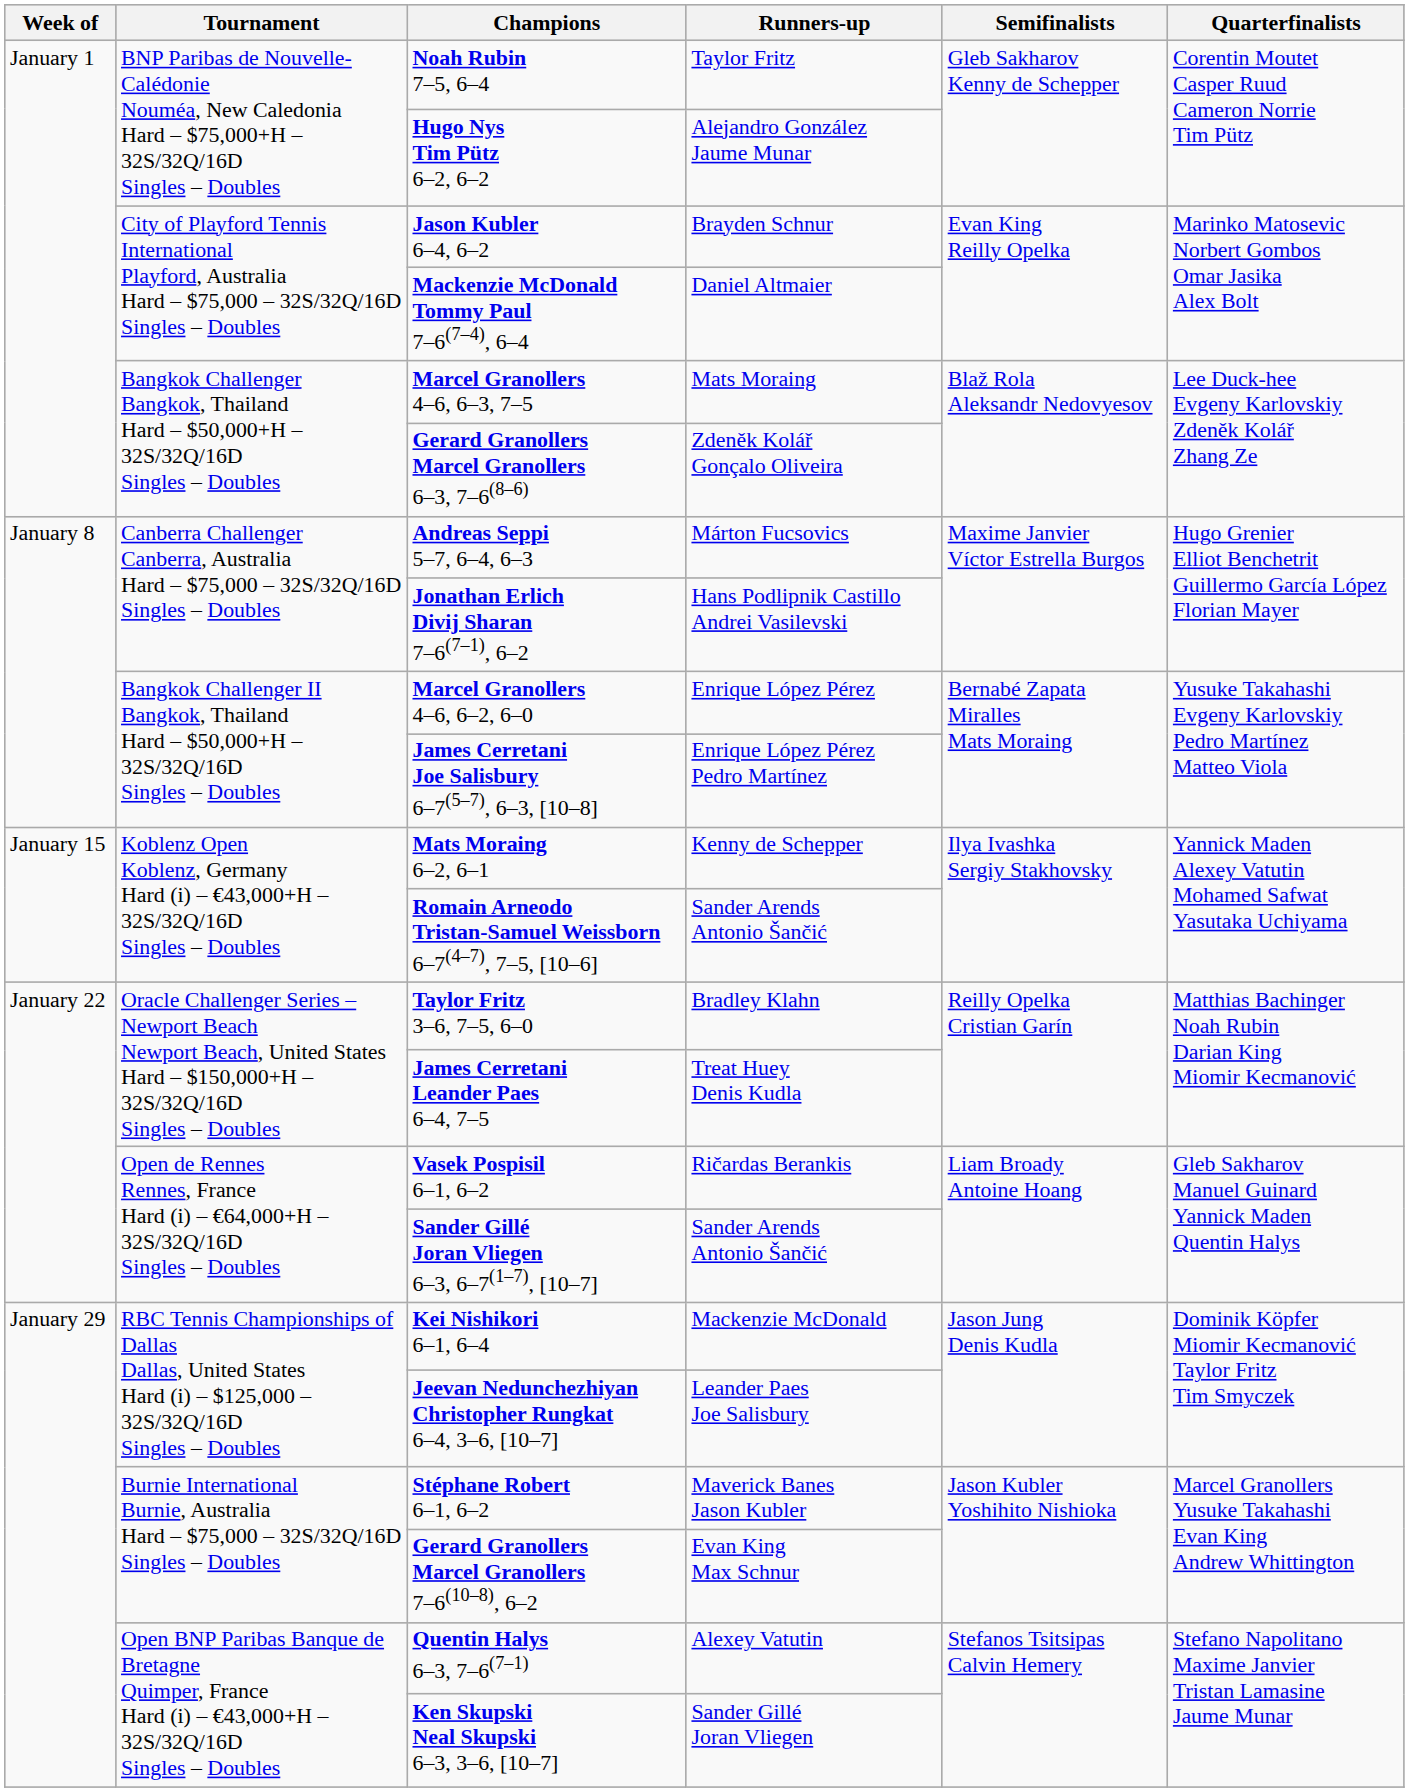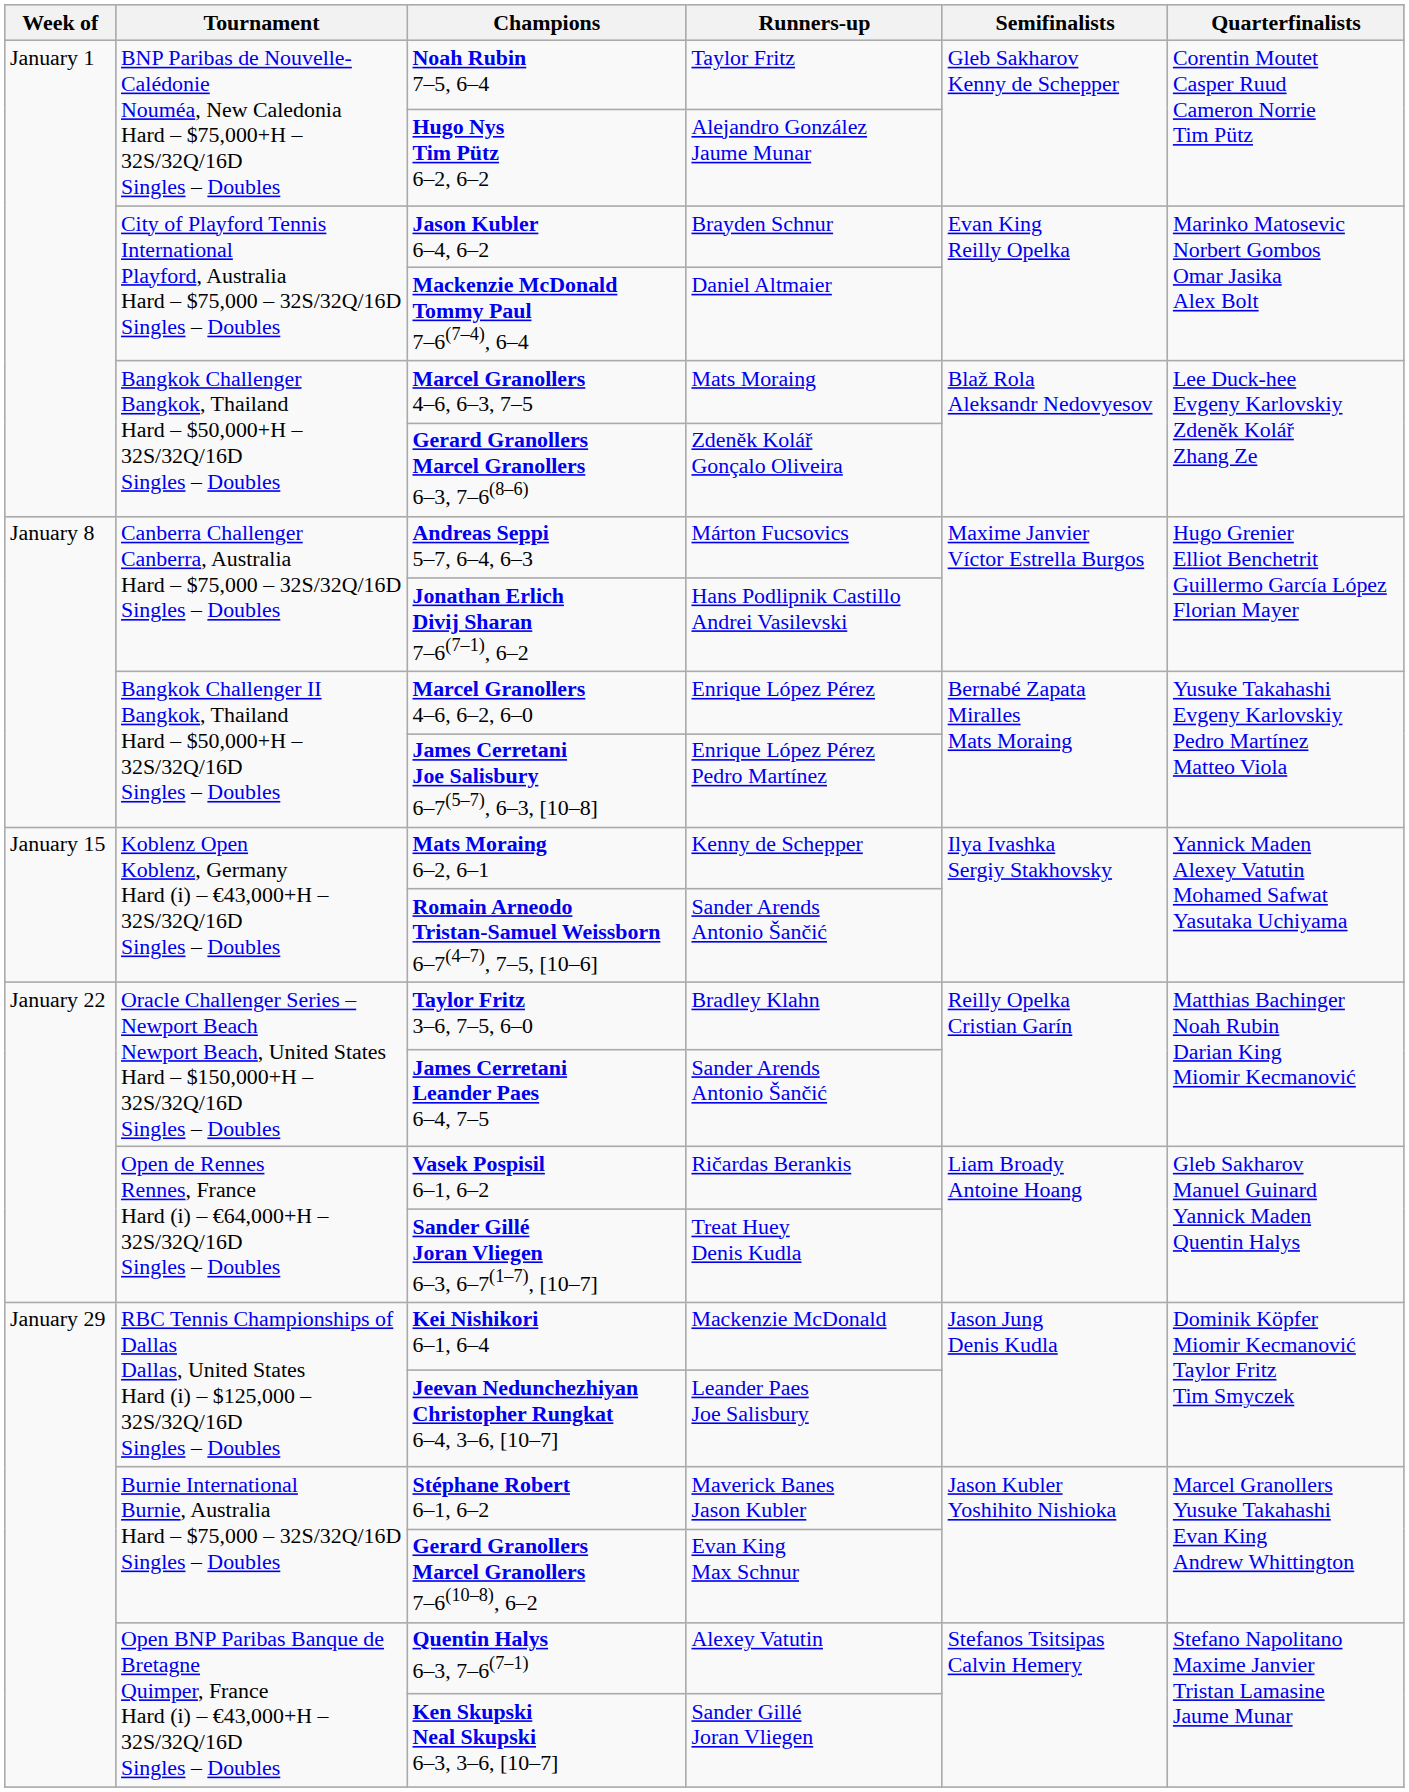(746, 1080) Treat Huey Denis Kudla -> (759, 1080) Sander Arends Antonio Šančić
(759, 1238) Sander Arends Antonio Šančić -> (746, 1238) Treat Huey Denis Kudla
